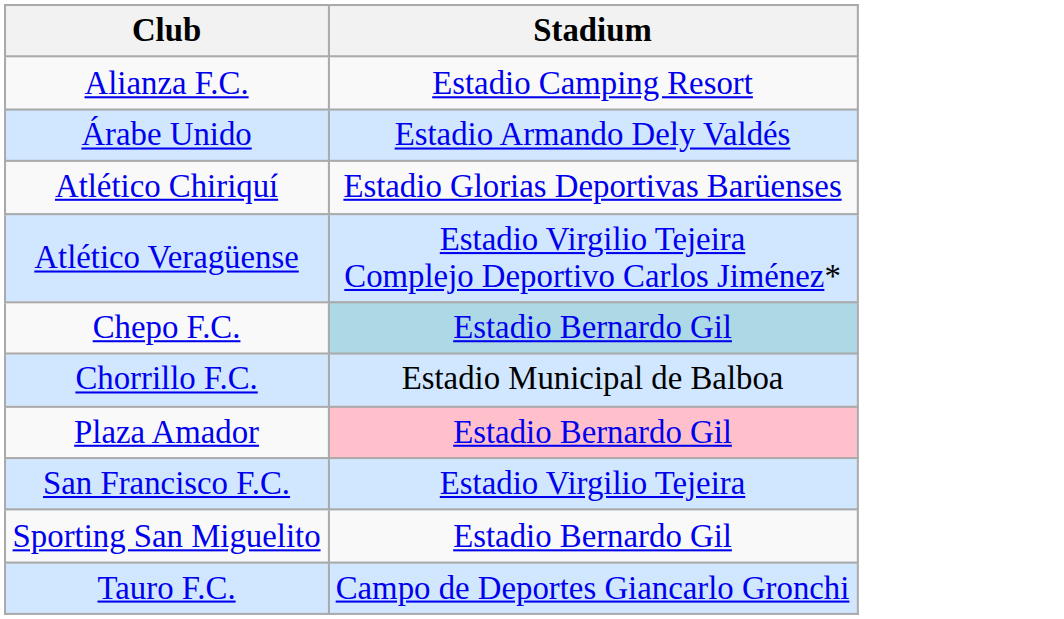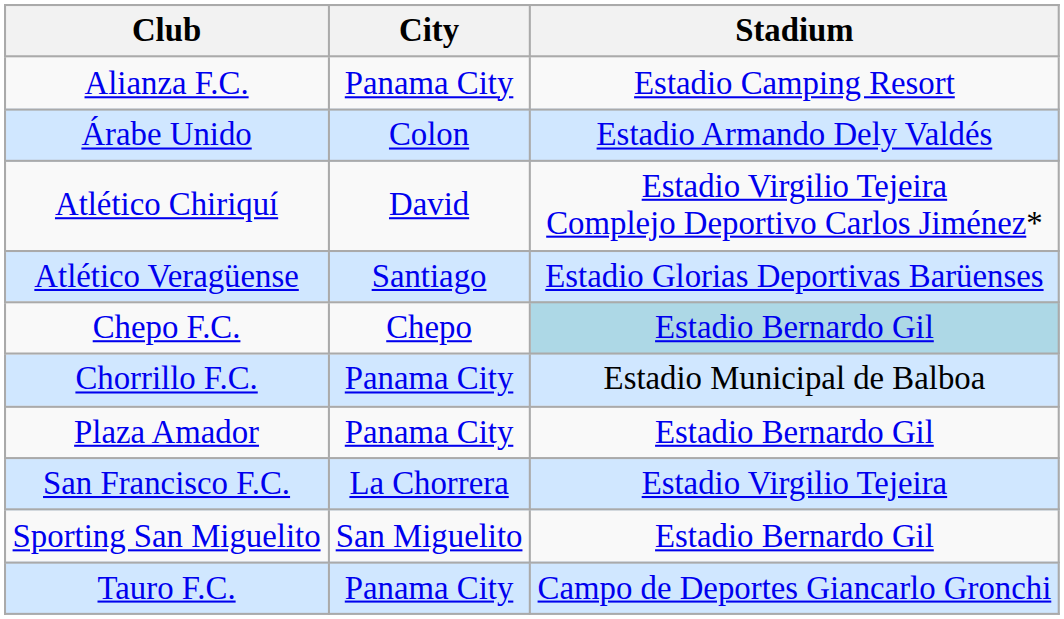+ column: (429, 30)
(593, 186) Estadio Glorias Deportivas Barüenses -> (794, 205) Estadio Virgilio Tejeira Complejo Deportivo Carlos Jiménez*
(593, 257) Estadio Virgilio Tejeira Complejo Deportivo Carlos Jiménez* -> (794, 275) Estadio Glorias Deportivas Barüenses
(593, 431) pink background -> (794, 431) no background
